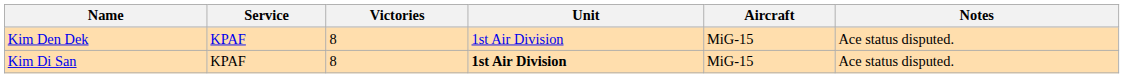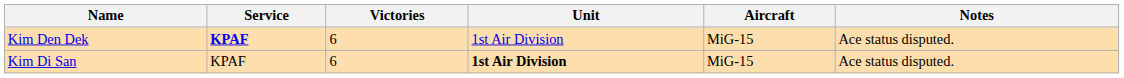(228, 38) normal -> (229, 38) bold
(333, 38) 8 -> (333, 38) 6
(333, 61) 8 -> (333, 61) 6
